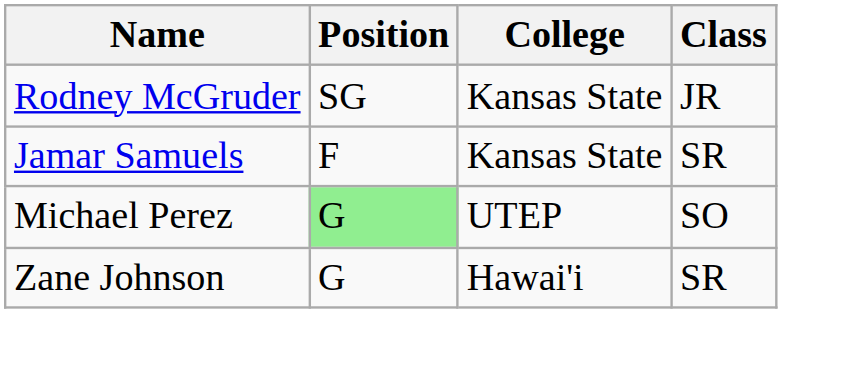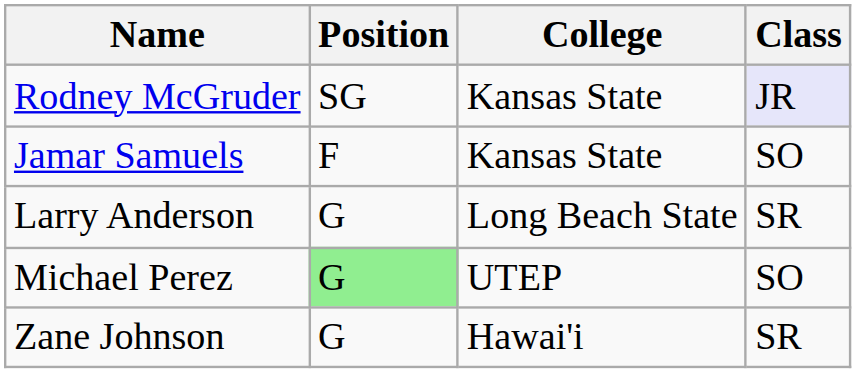(700, 95) no background -> (775, 95) lavender background
(703, 155) SR -> (779, 155) SO
+ row: (134, 215)
